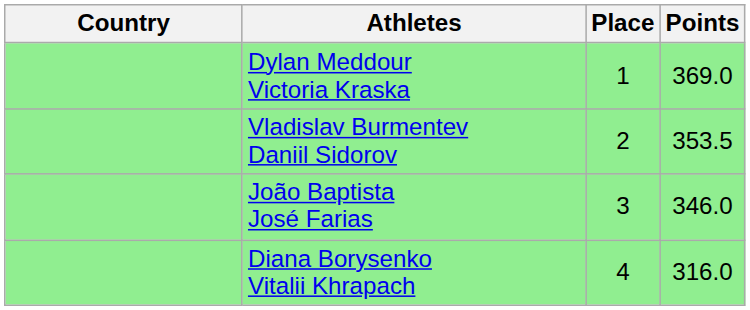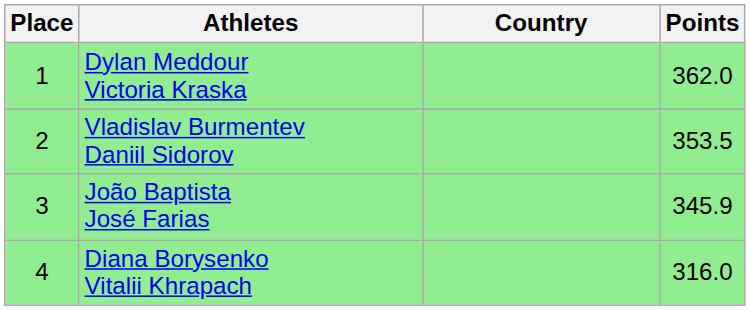columns swapped: (623, 23) <-> (124, 23)
(702, 75) 369.0 -> (702, 75) 362.0
(702, 206) 346.0 -> (702, 206) 345.9
